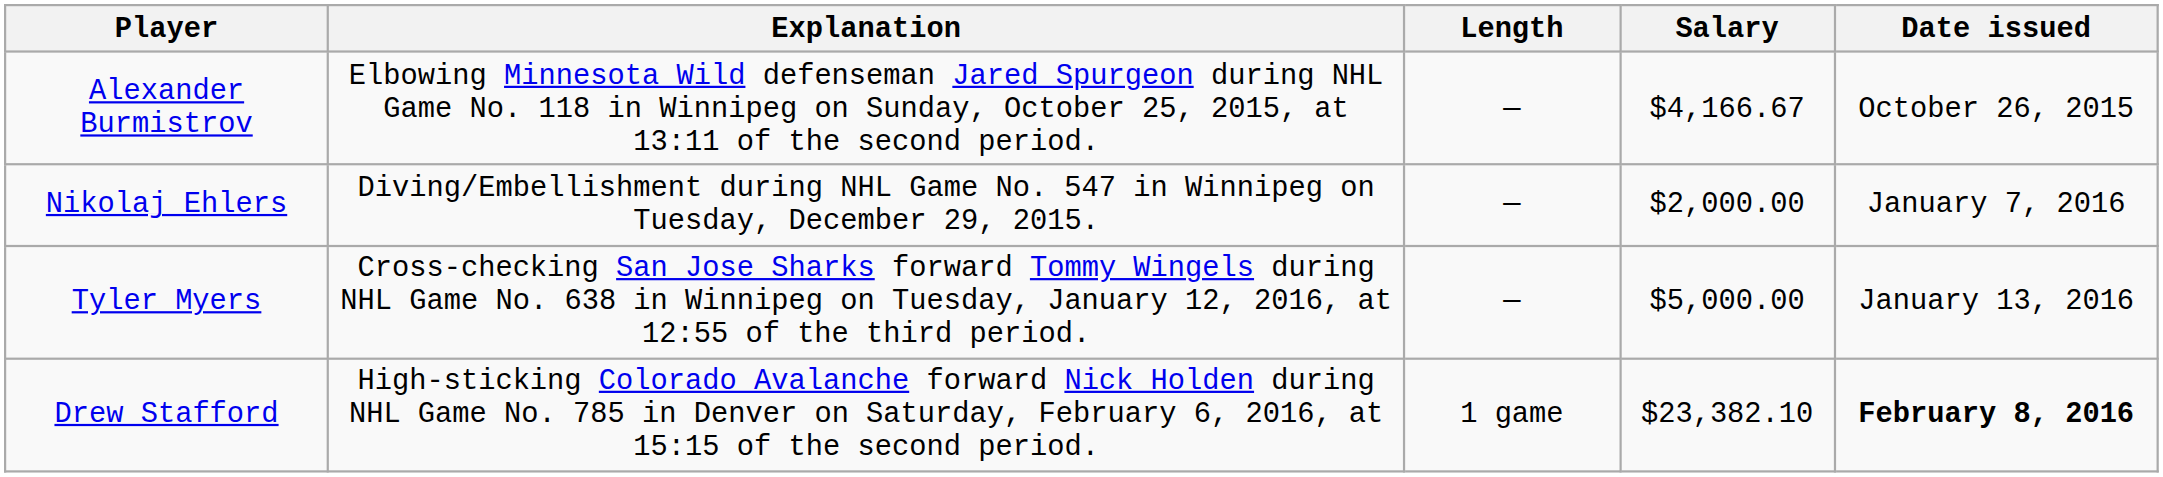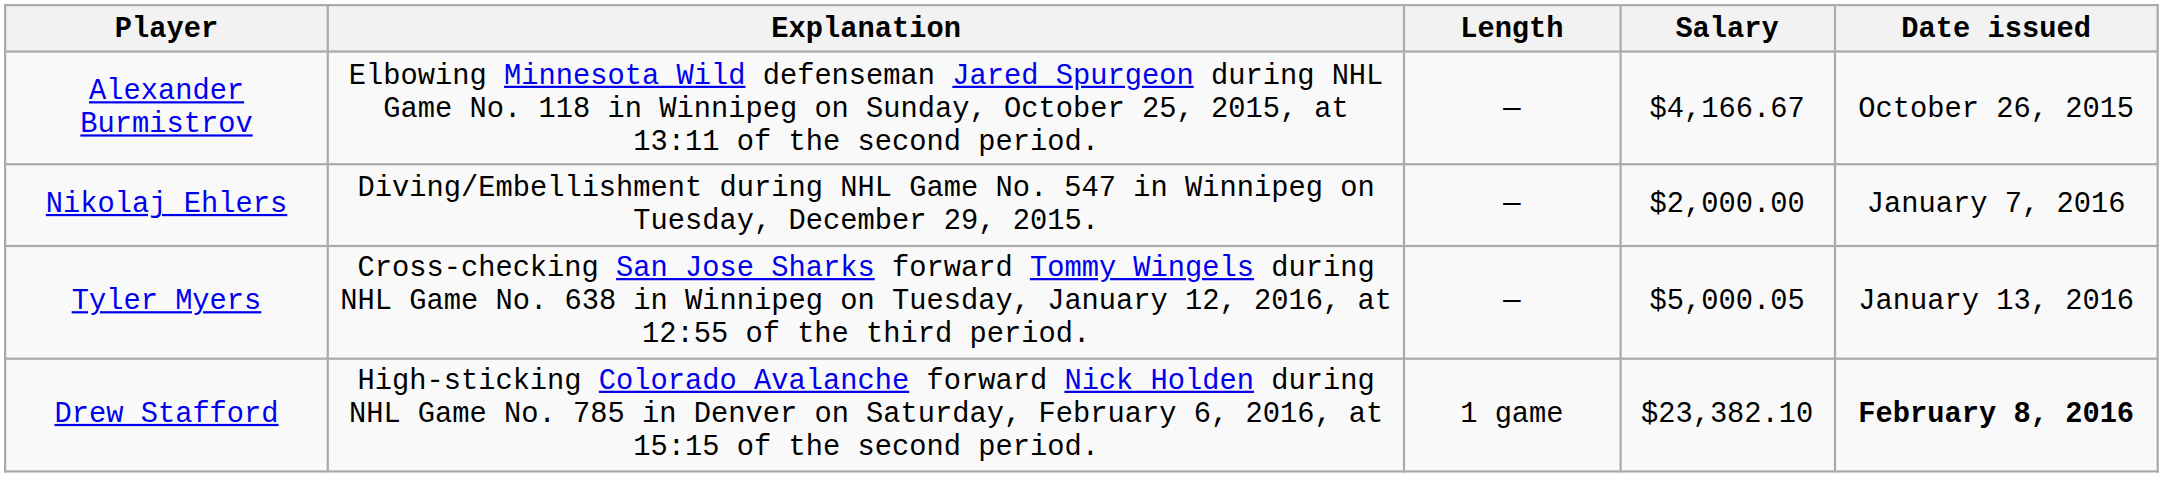(1727, 302) $5,000.00 -> (1727, 302) $5,000.05
